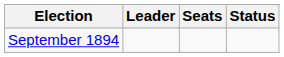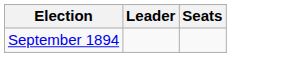- column: (252, 16)
